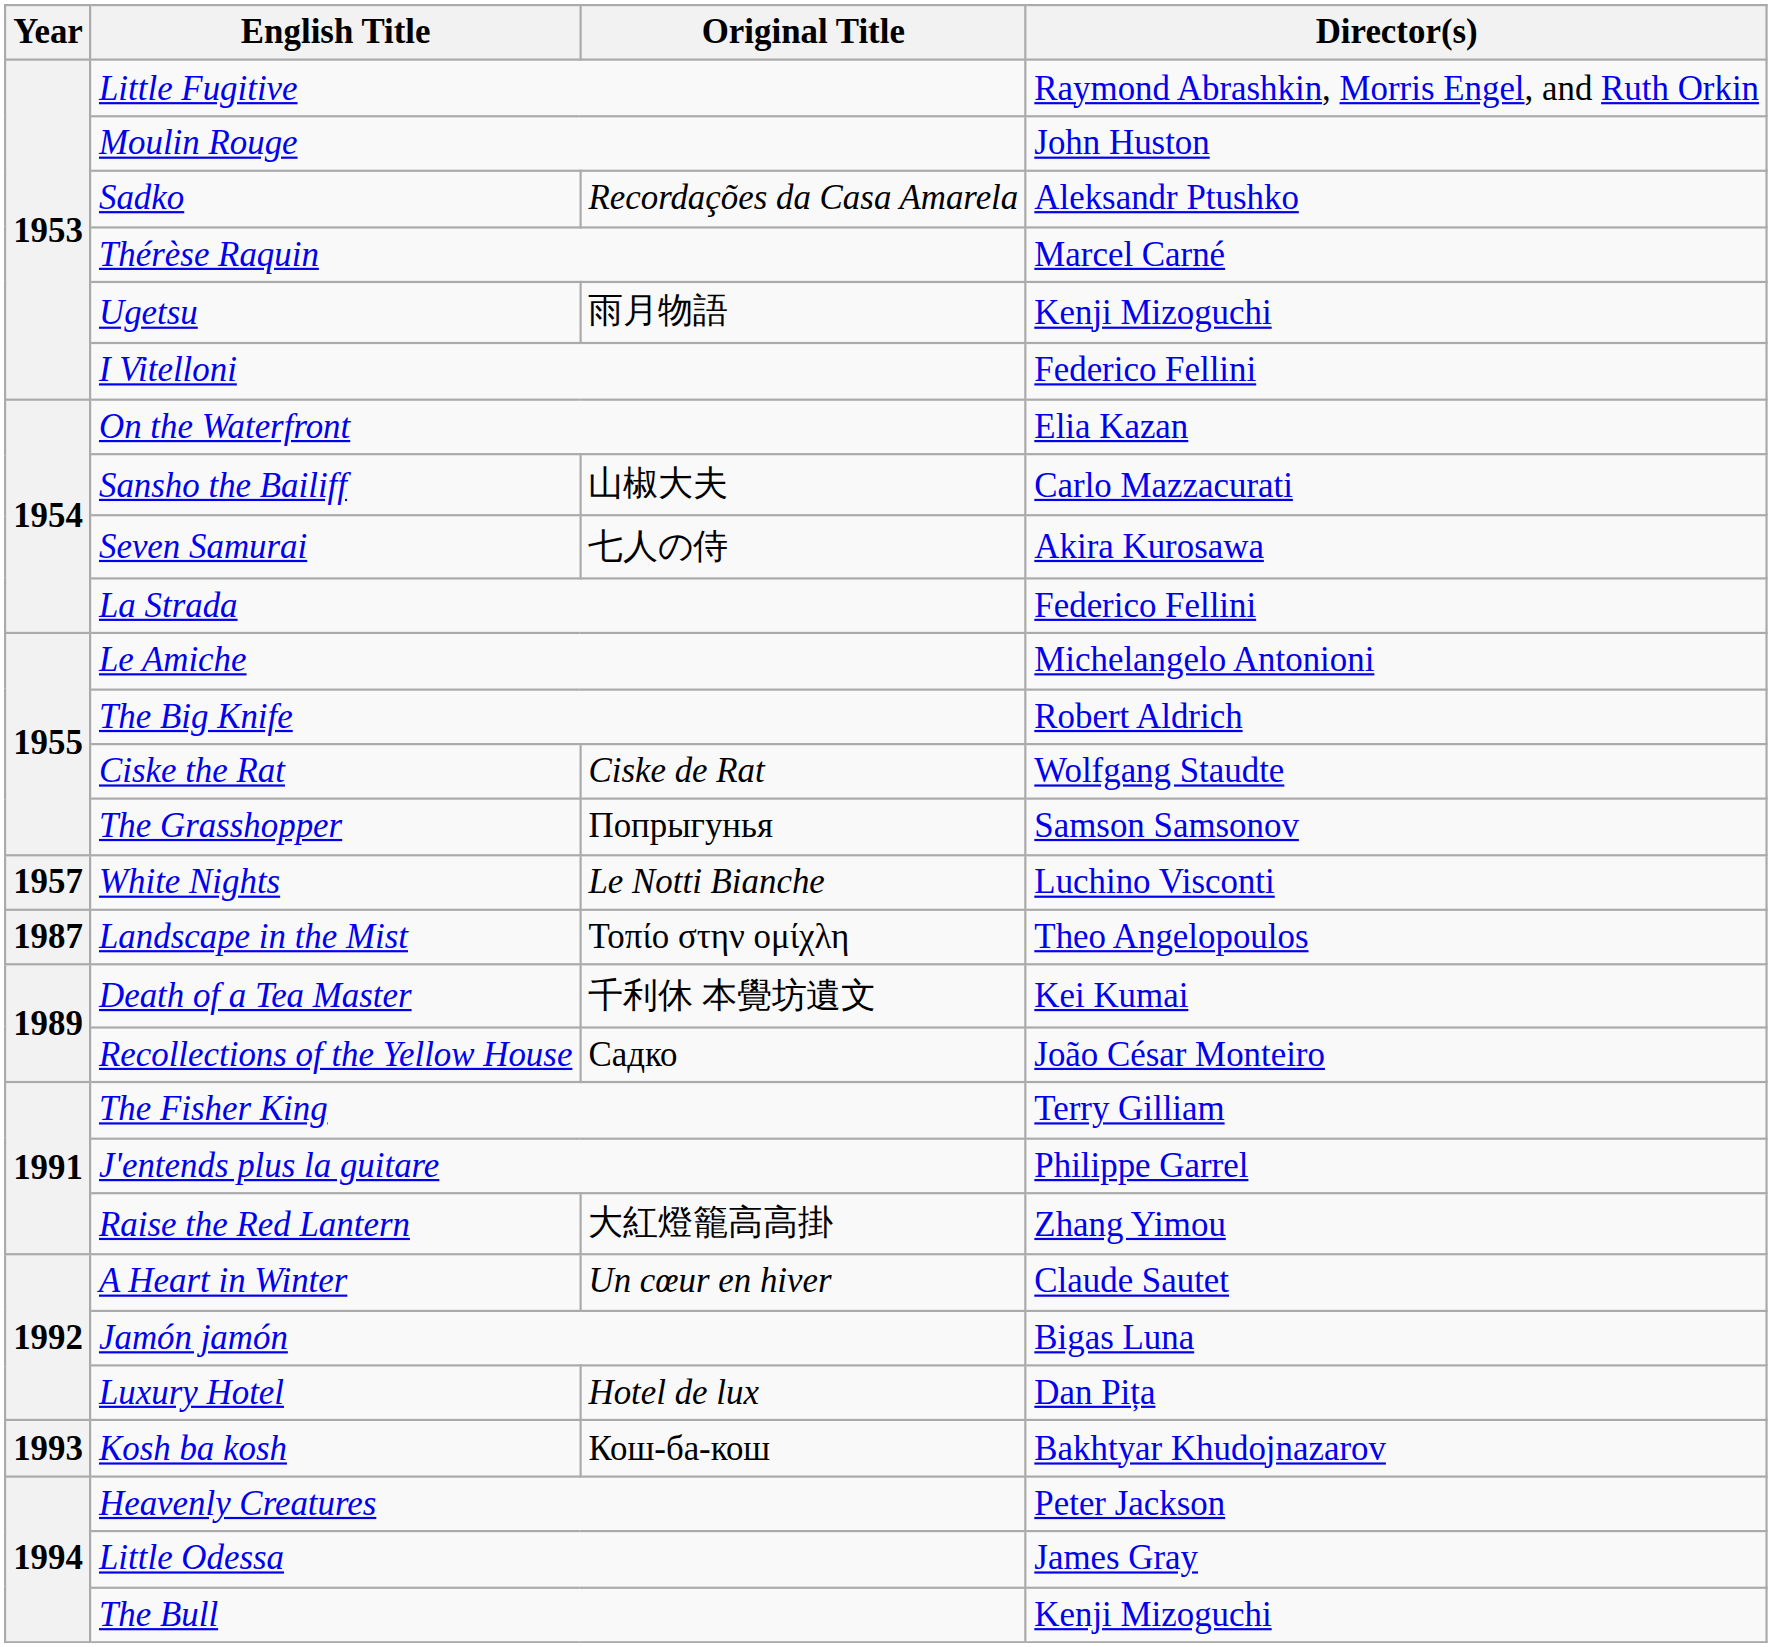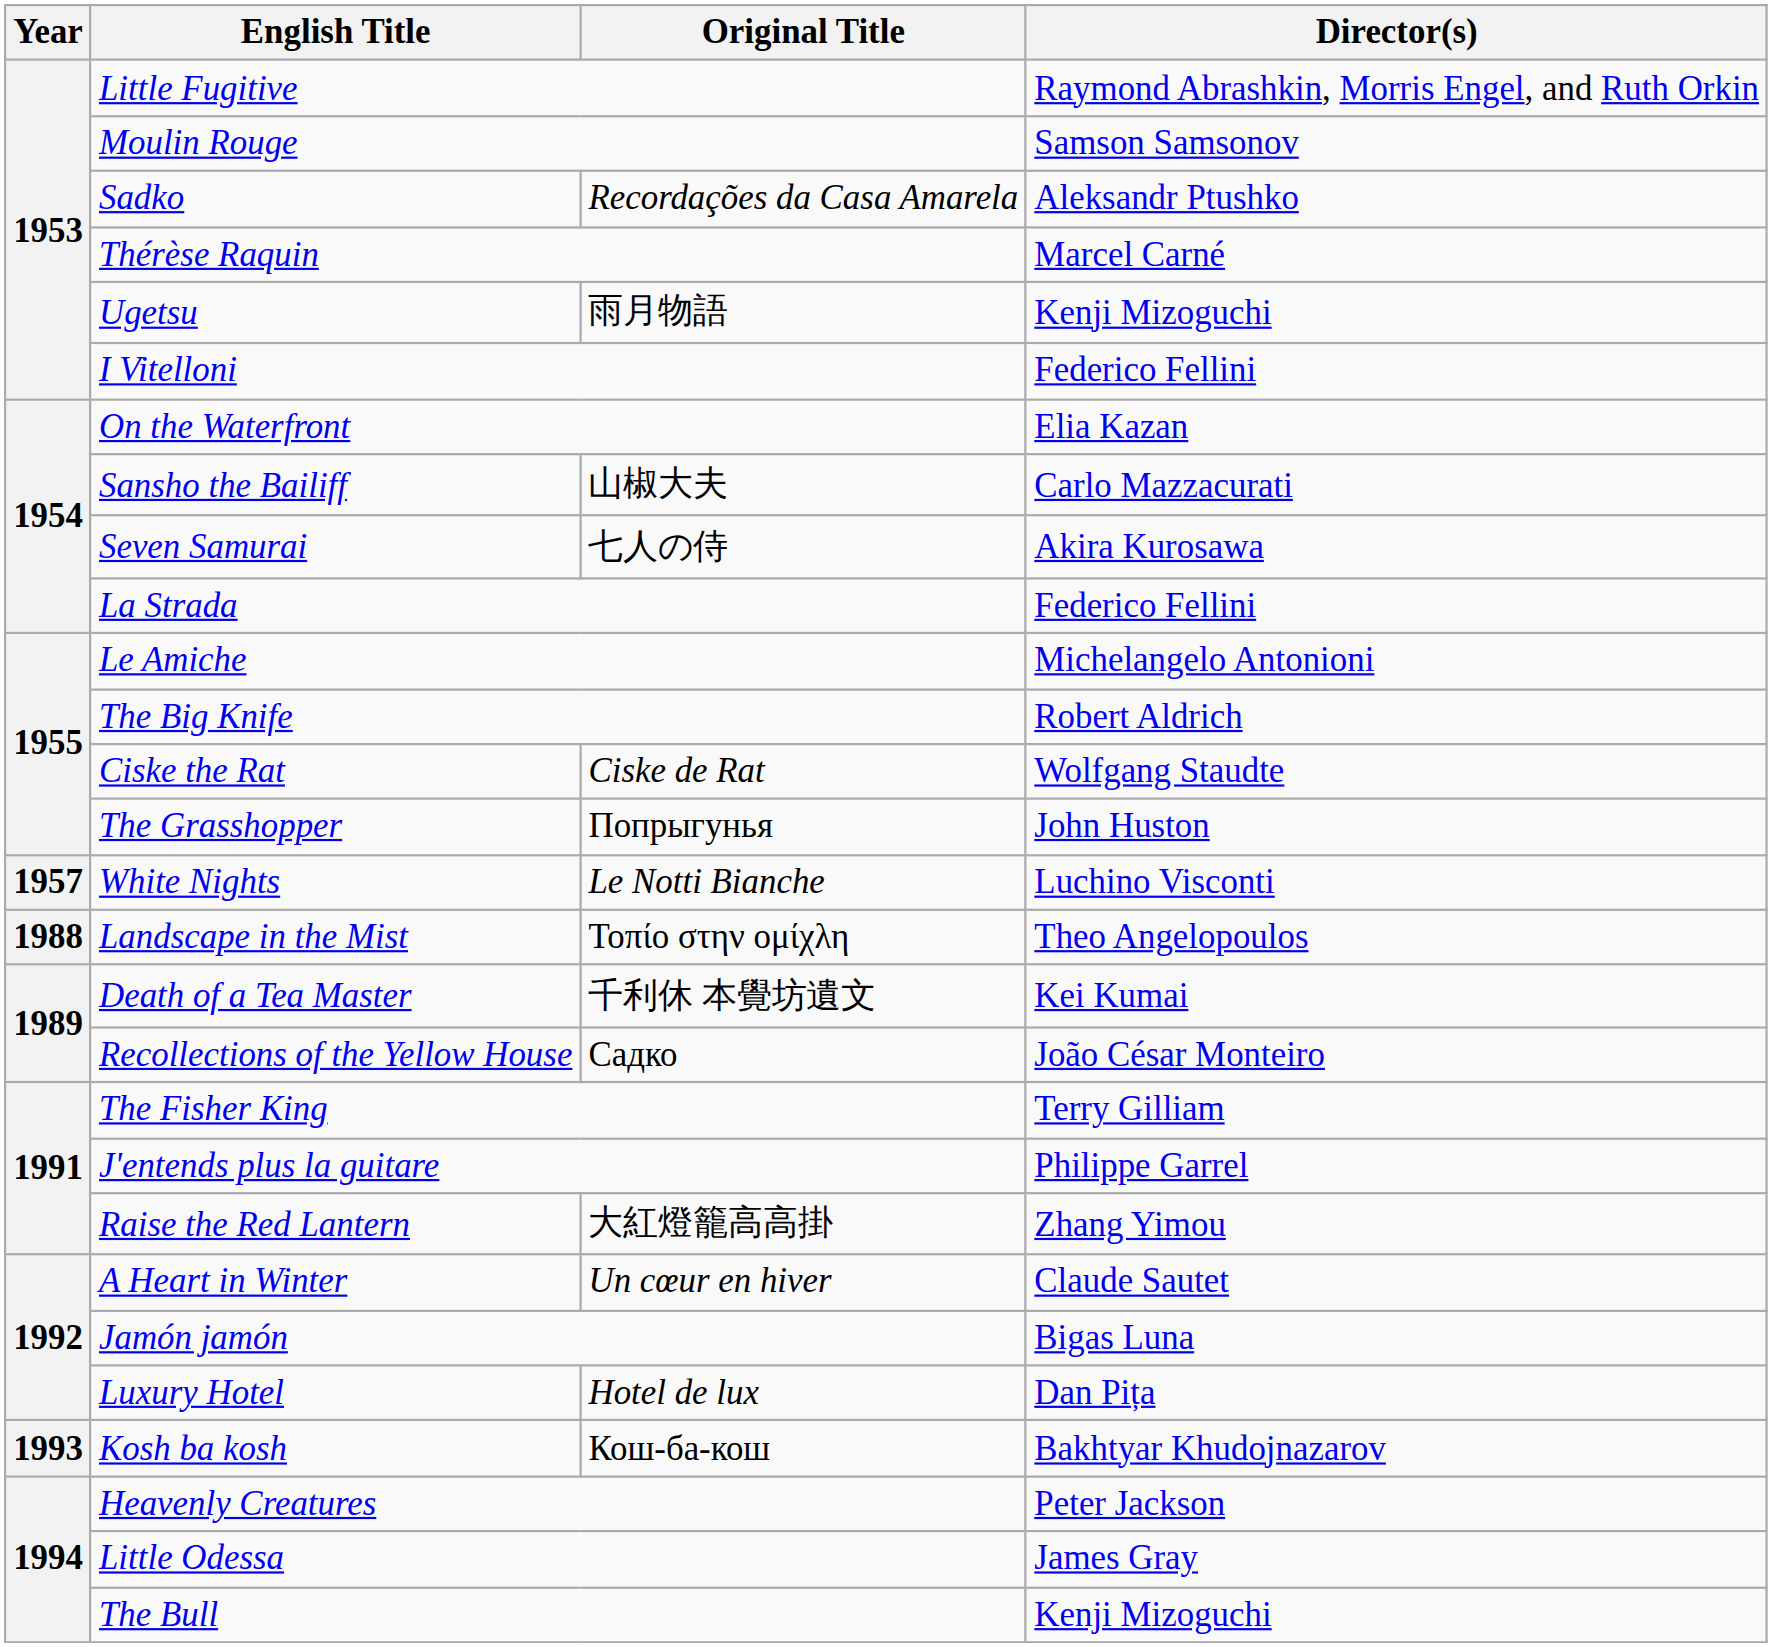(1122, 142) John Huston -> (1167, 142) Samson Samsonov
(1167, 826) Samson Samsonov -> (1122, 826) John Huston
(48, 936) 1987 -> (48, 936) 1988
